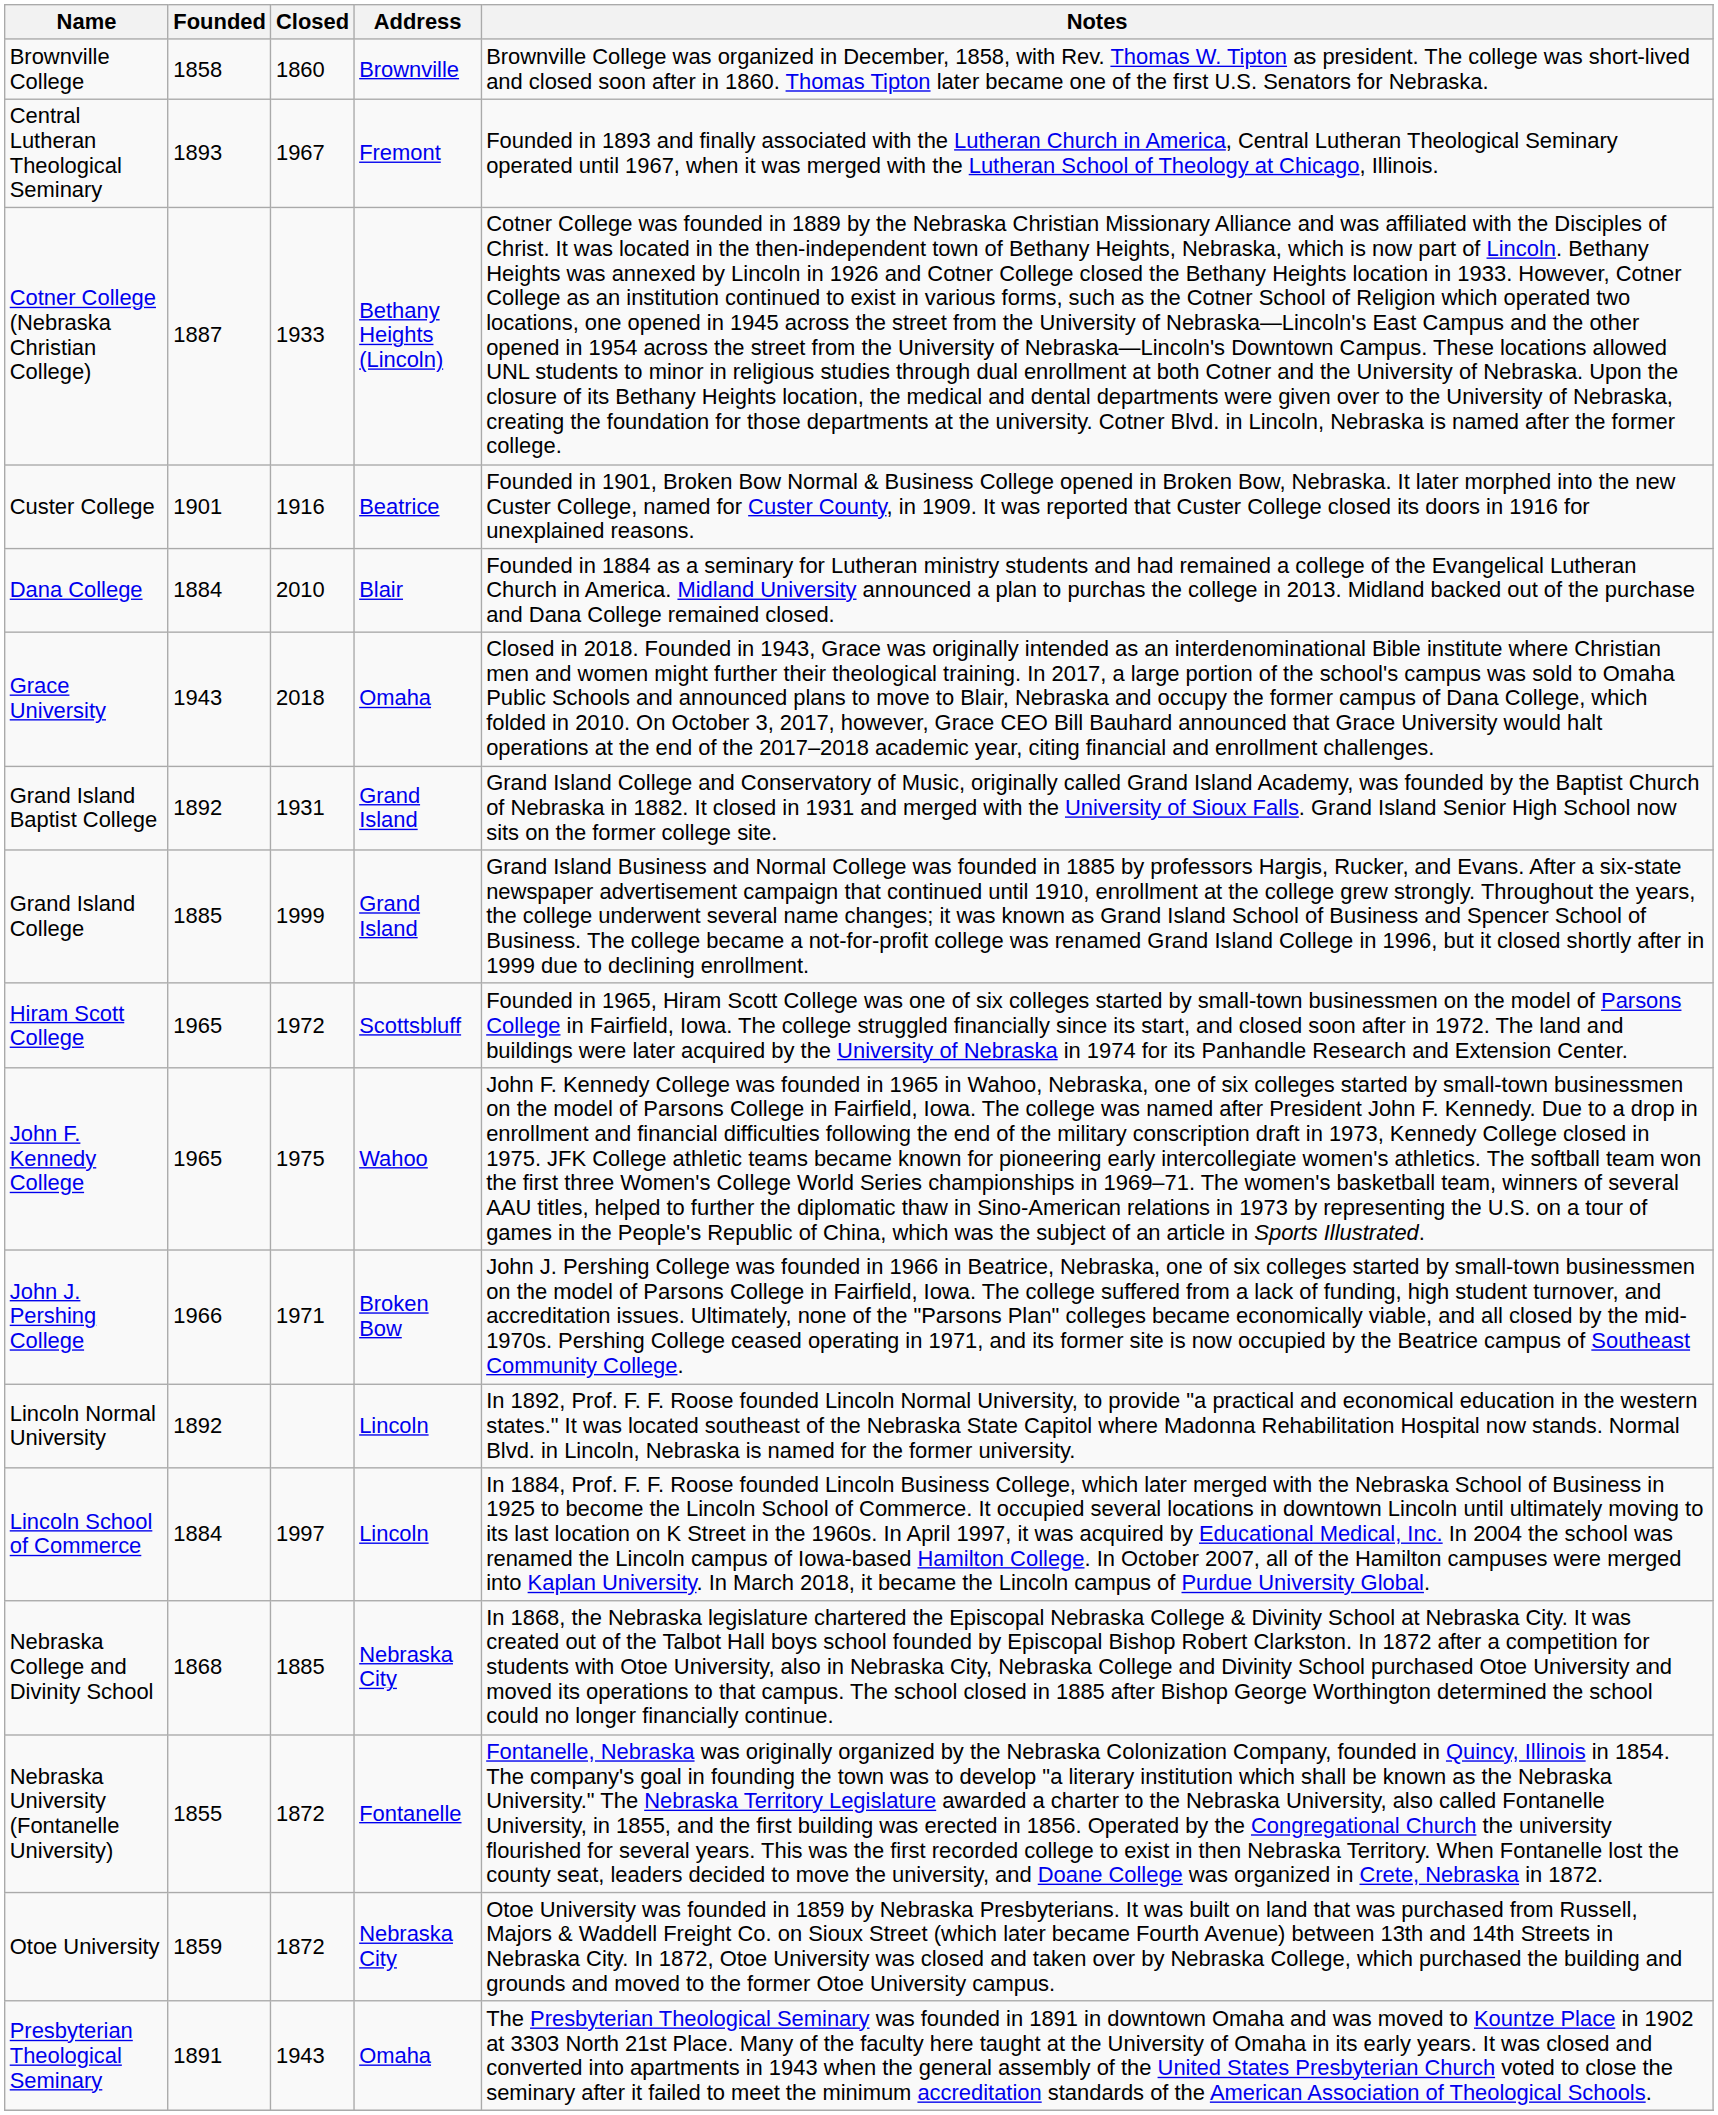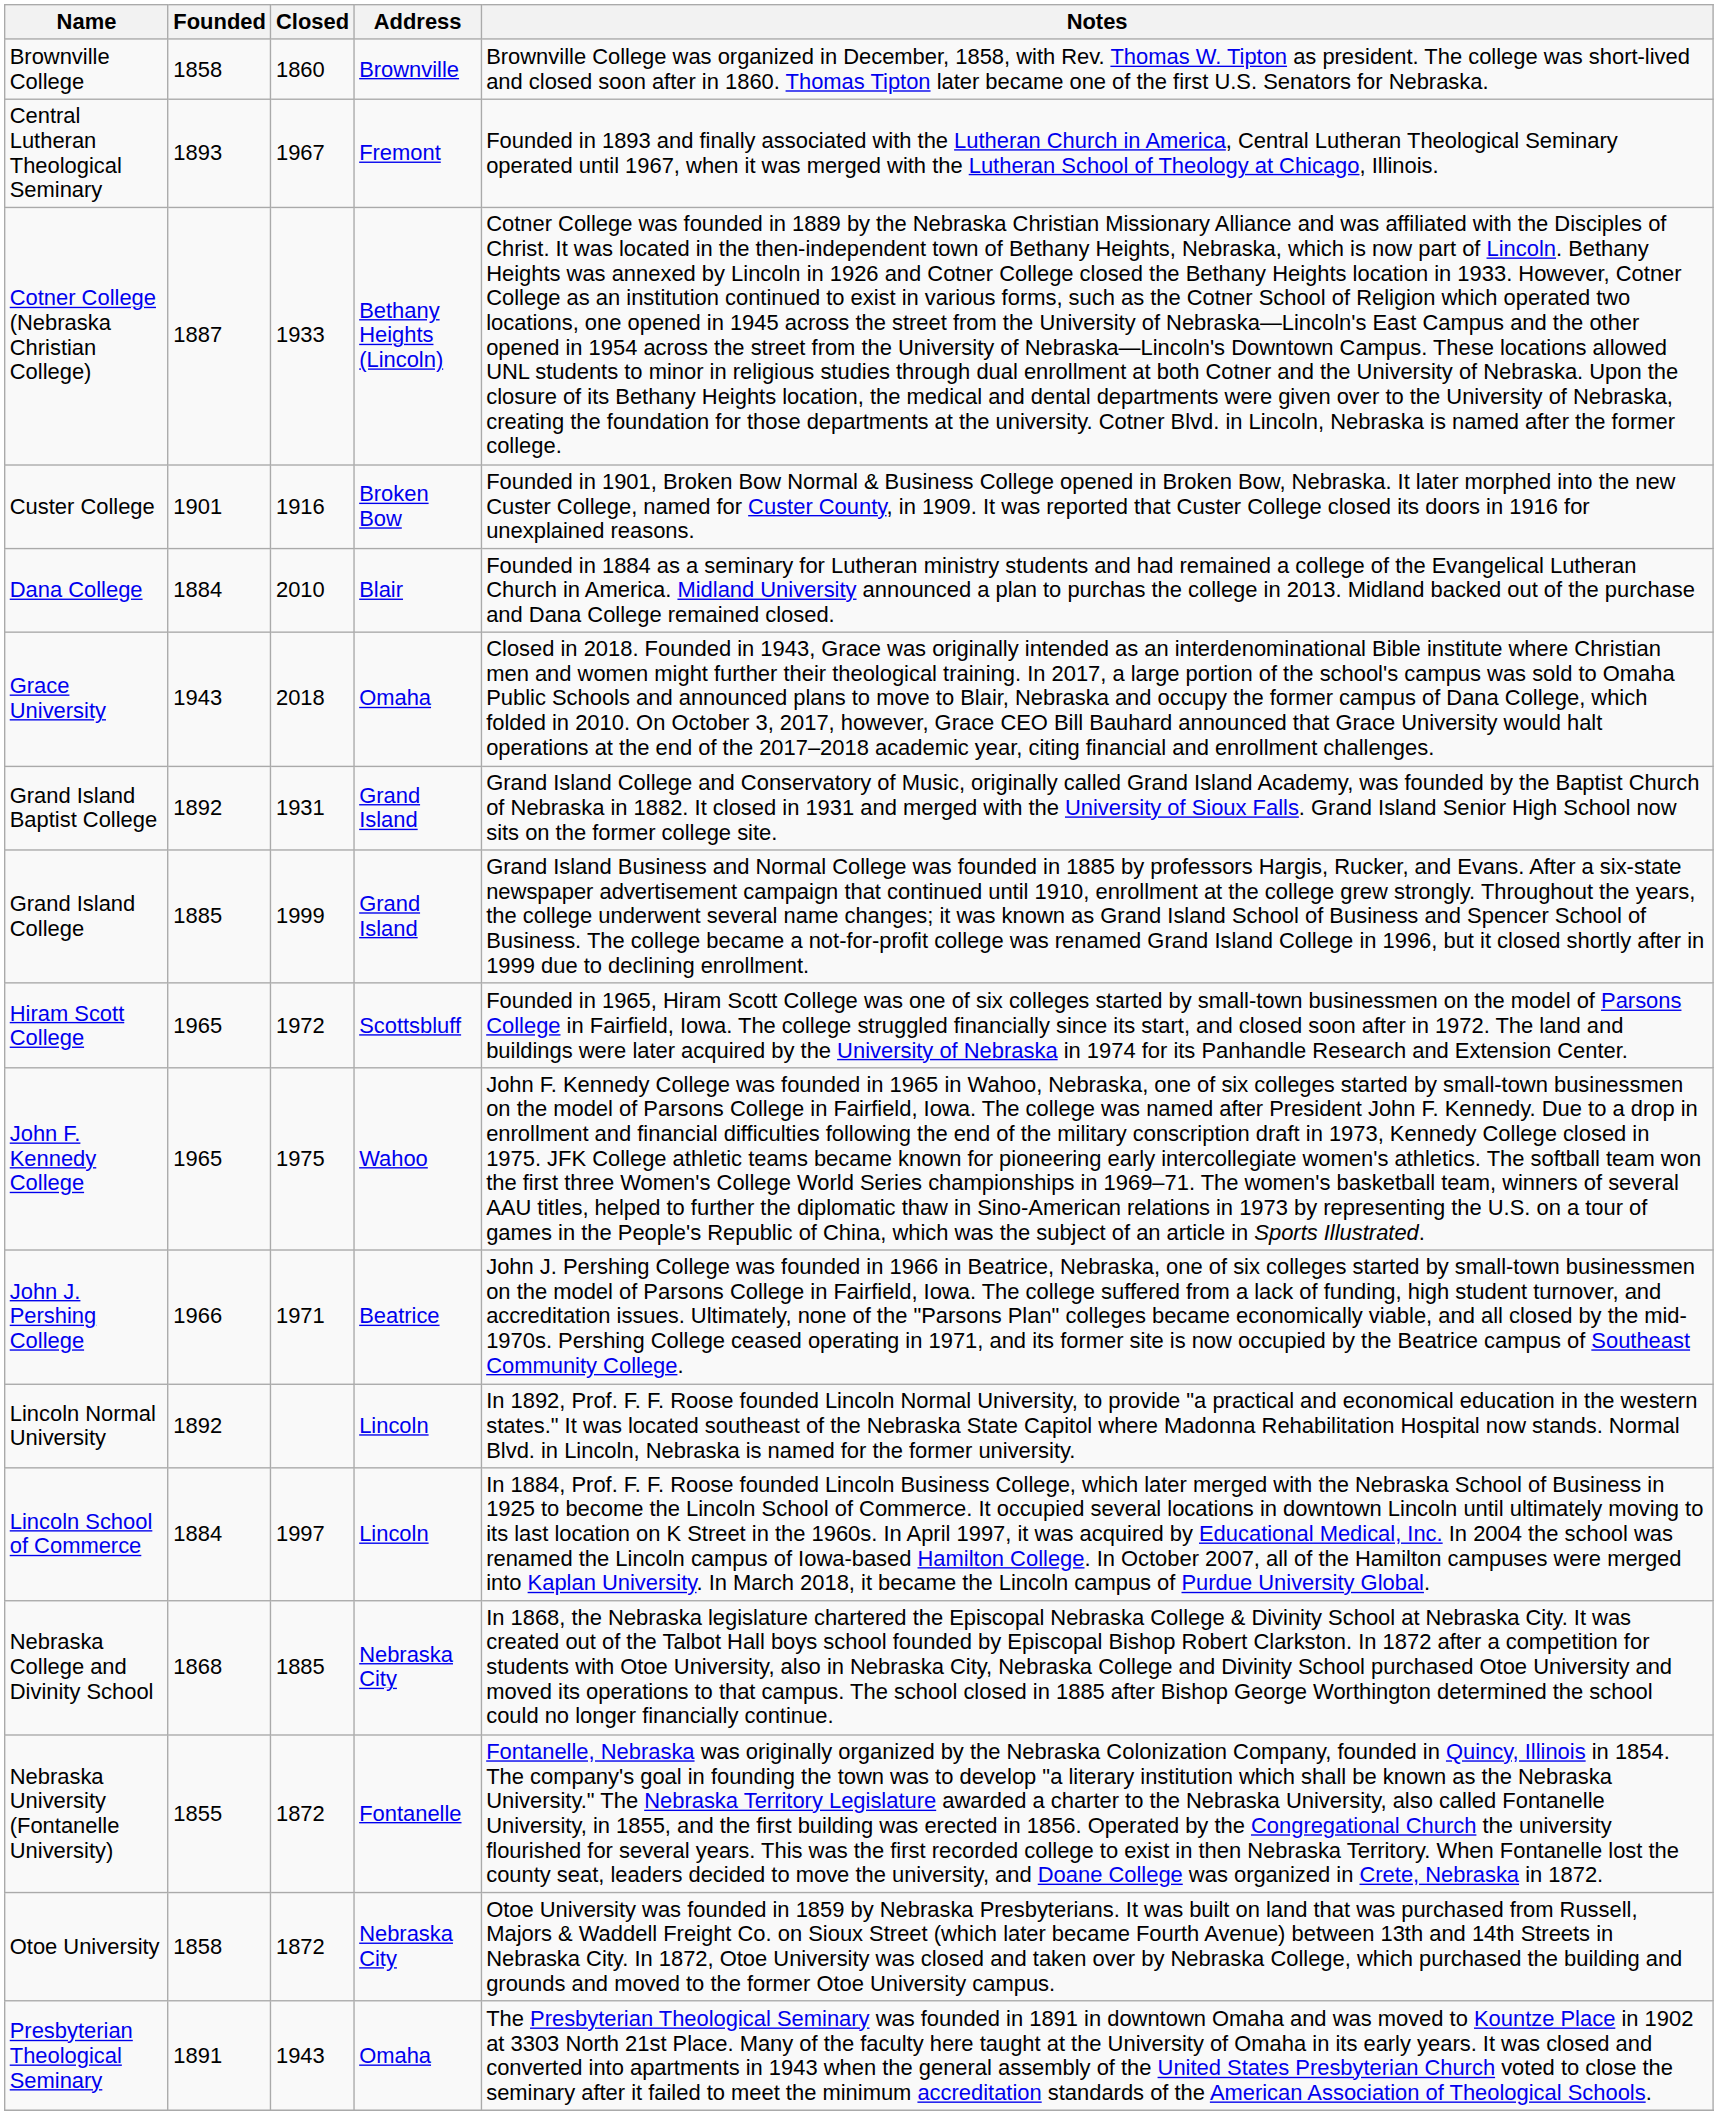(399, 506) Beatrice -> (394, 506) Broken Bow
(394, 1316) Broken Bow -> (399, 1316) Beatrice
(198, 1946) 1859 -> (198, 1946) 1858
